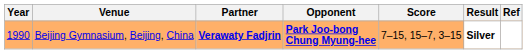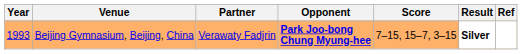(18, 35) 1990 -> (18, 35) 1993
(240, 35) bold -> (237, 35) normal
